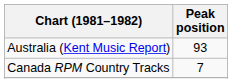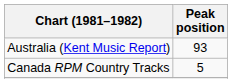(200, 68) 7 -> (200, 68) 5
